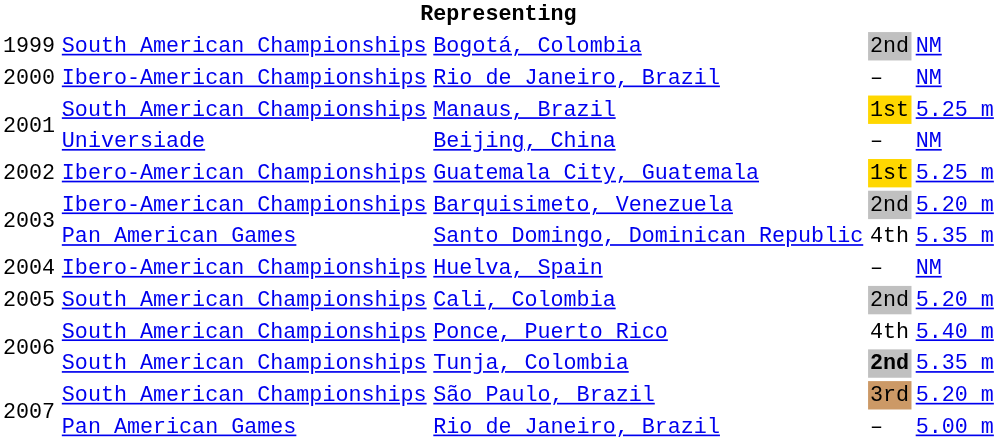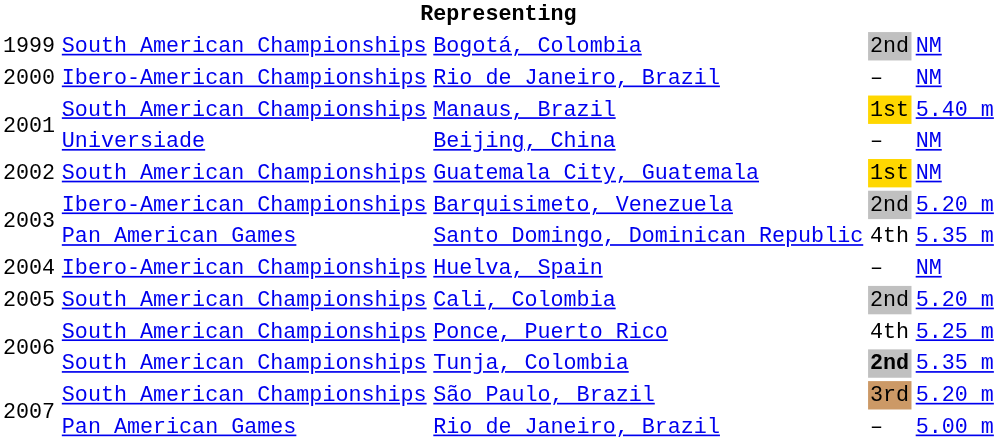(955, 110) 5.25 m -> (955, 110) 5.40 m
(244, 173) Ibero-American Championships -> (244, 173) South American Championships
(955, 173) 5.25 m -> (929, 173) NM
(955, 332) 5.40 m -> (955, 332) 5.25 m
